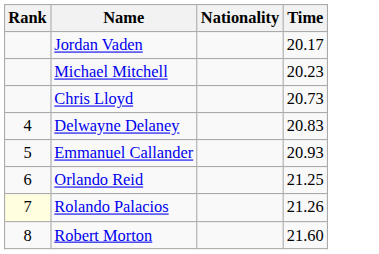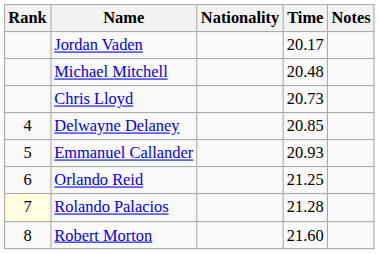+ column: (351, 18)
(305, 72) 20.23 -> (305, 72) 20.48
(305, 126) 20.83 -> (305, 126) 20.85
(305, 207) 21.26 -> (305, 207) 21.28
